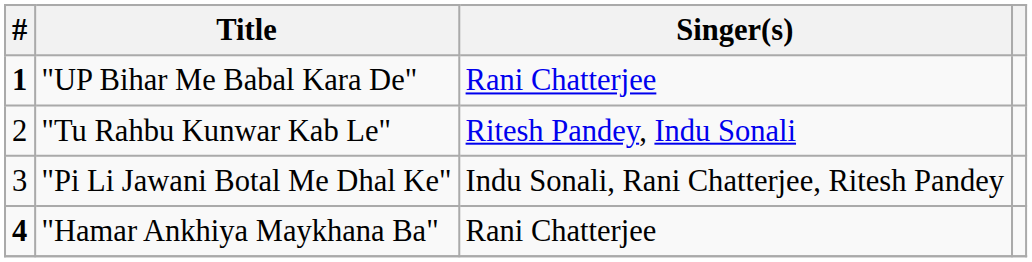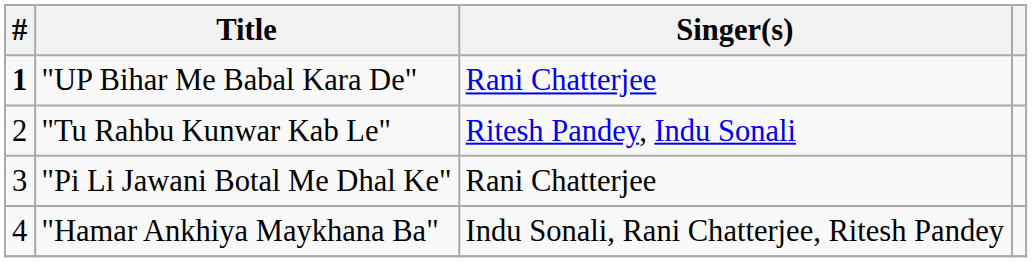(735, 181) Indu Sonali, Rani Chatterjee, Ritesh Pandey -> (561, 181) Rani Chatterjee
(20, 231) bold -> (20, 231) normal
(561, 231) Rani Chatterjee -> (735, 231) Indu Sonali, Rani Chatterjee, Ritesh Pandey
